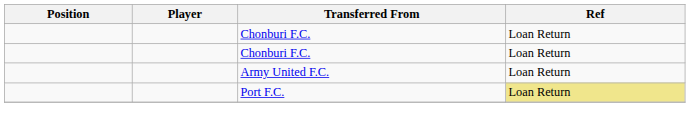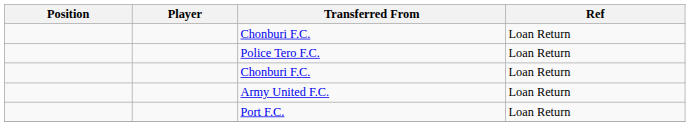+ row: (68, 53)
(540, 92) khaki background -> (540, 111) no background
